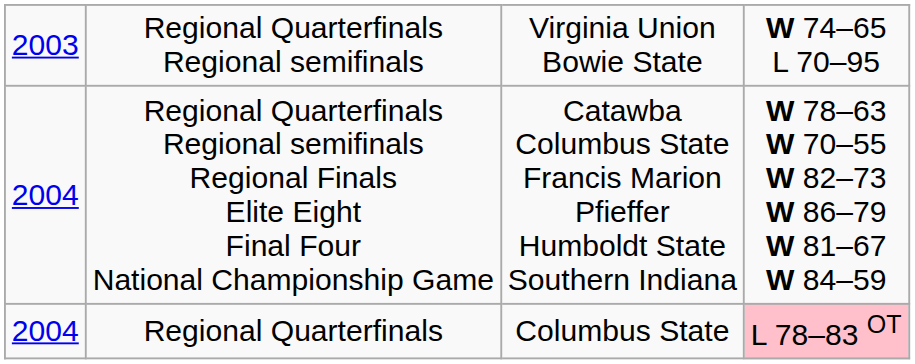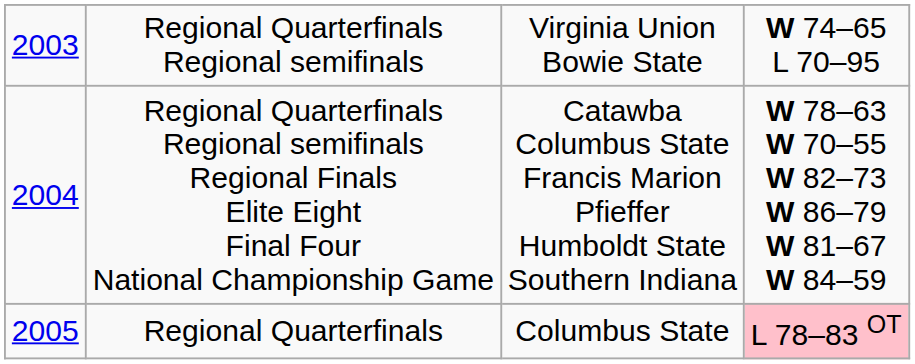(45, 330) 2004 -> (45, 330) 2005
